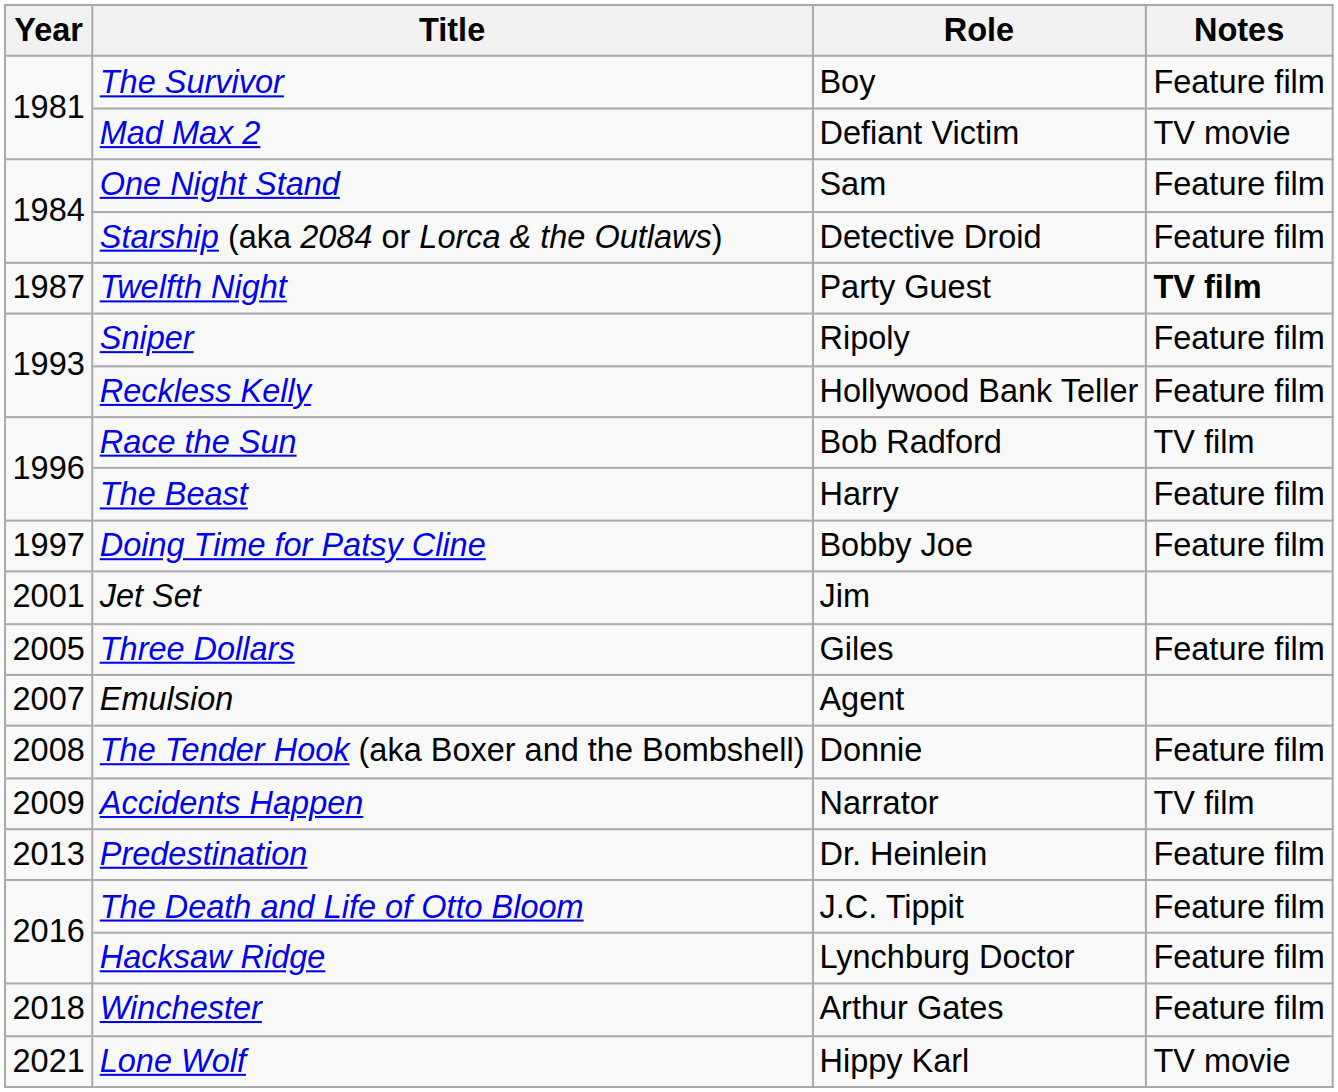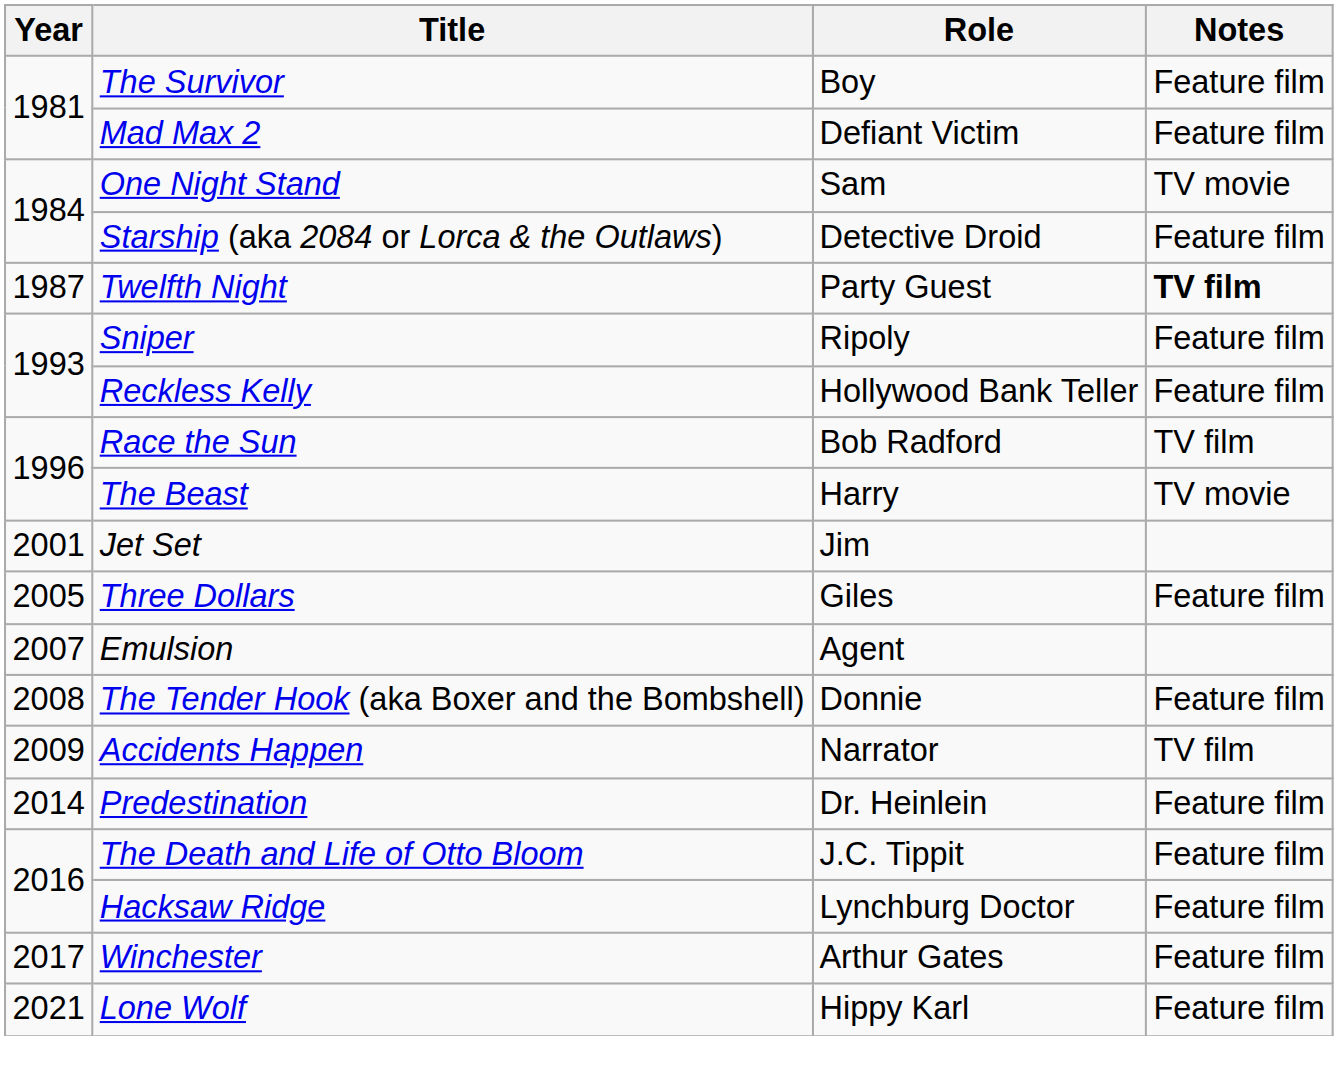(1222, 133) TV movie -> (1239, 133) Feature film
(1239, 184) Feature film -> (1222, 184) TV movie
(1239, 493) Feature film -> (1222, 493) TV movie
- row: (293, 545)
(49, 854) 2013 -> (49, 802) 2014
(49, 1008) 2018 -> (49, 957) 2017
(1222, 1060) TV movie -> (1239, 1008) Feature film
